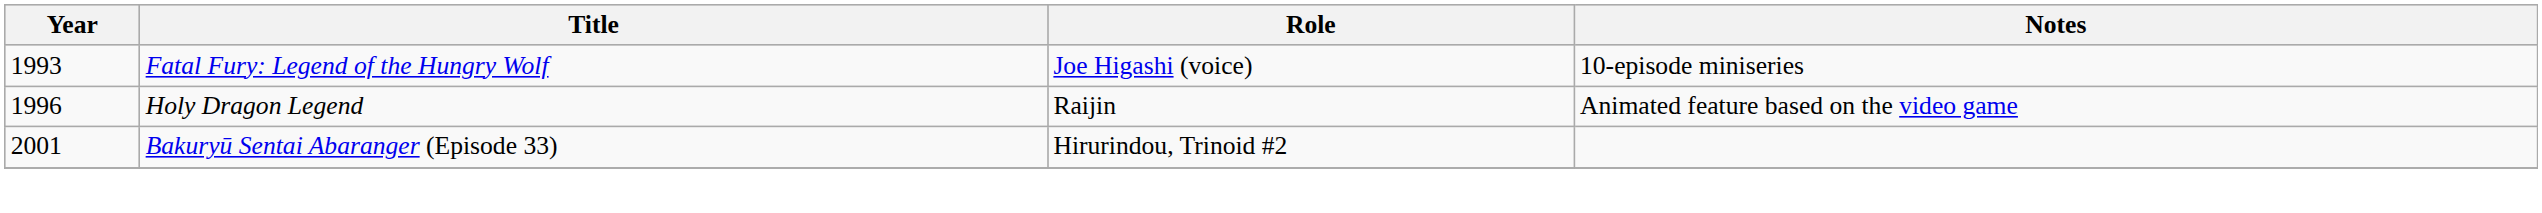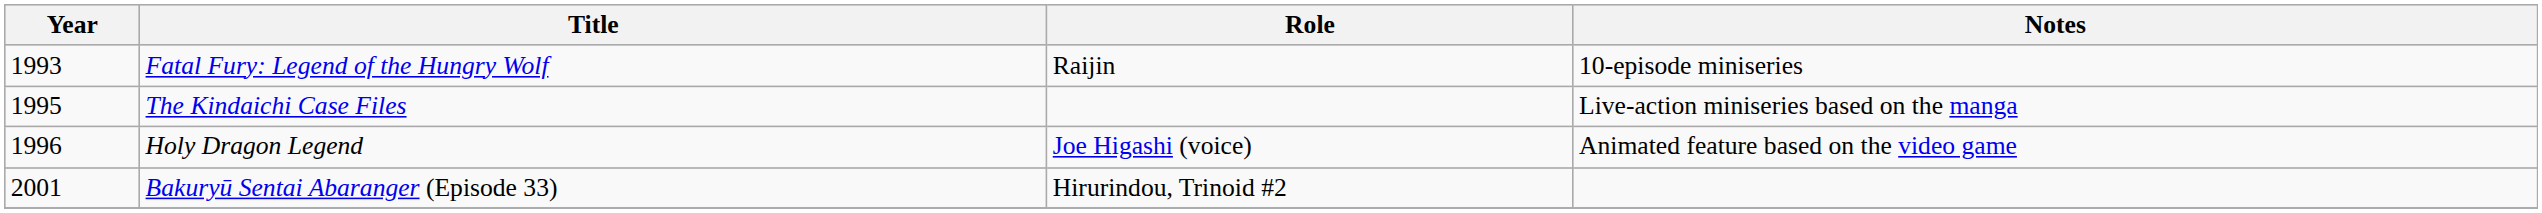(1153, 65) Joe Higashi (voice) -> (1084, 65) Raijin
+ row: (276, 106)
(1085, 106) Raijin -> (1152, 146) Joe Higashi (voice)
